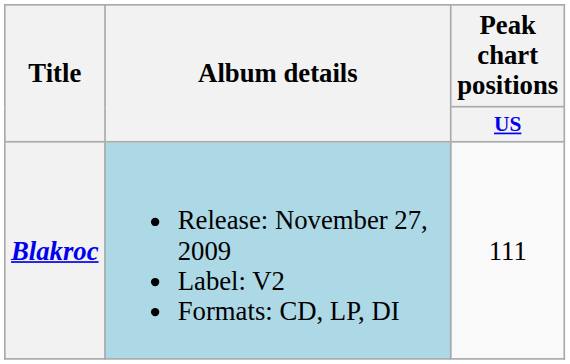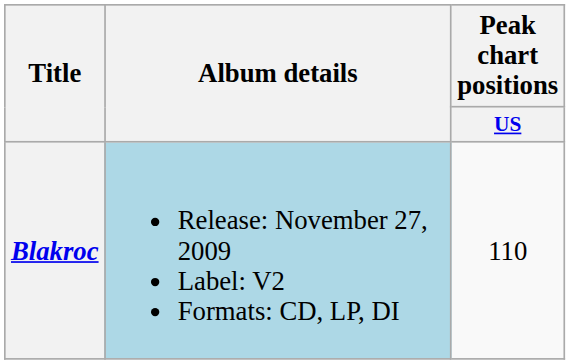(508, 250) 111 -> (508, 250) 110
